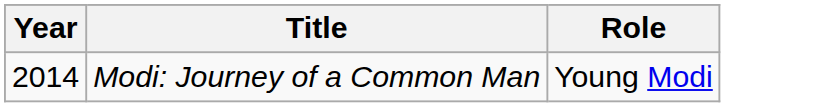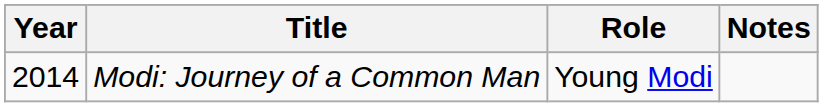+ column: (769, 28)
